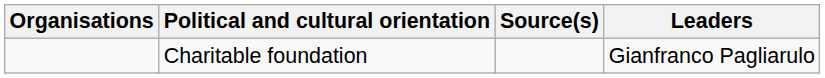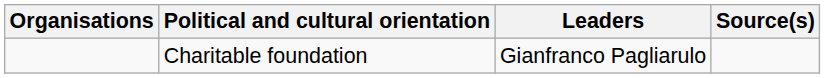columns swapped: (712, 21) <-> (549, 21)
